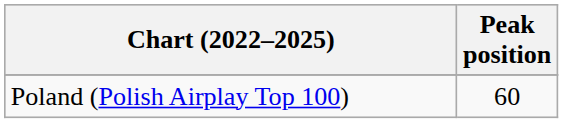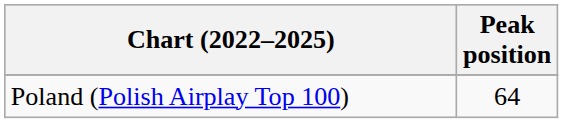(507, 95) 60 -> (507, 95) 64
